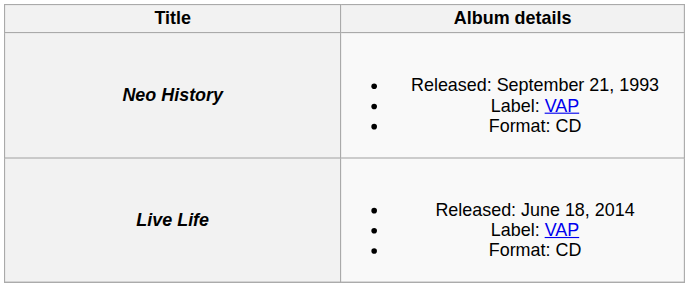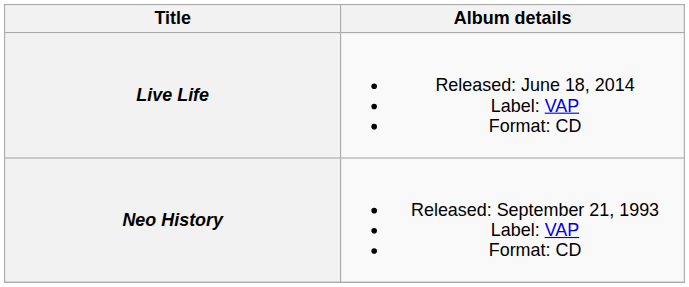rows swapped: (173, 95) <-> (173, 220)
